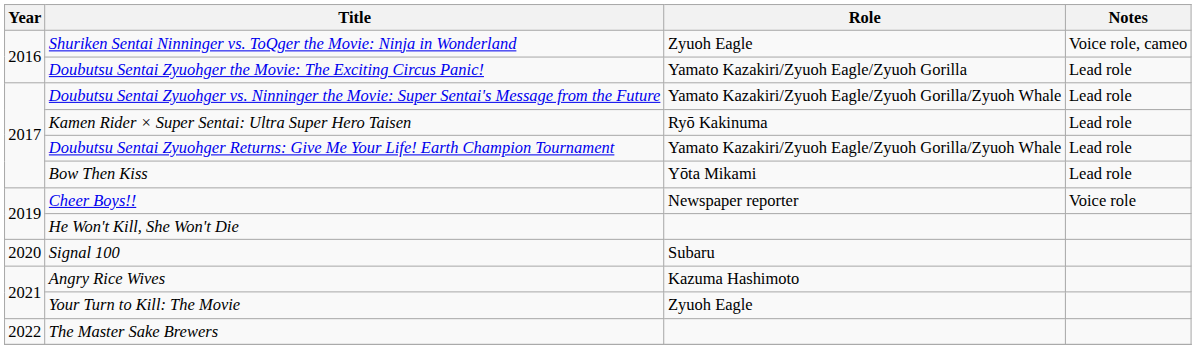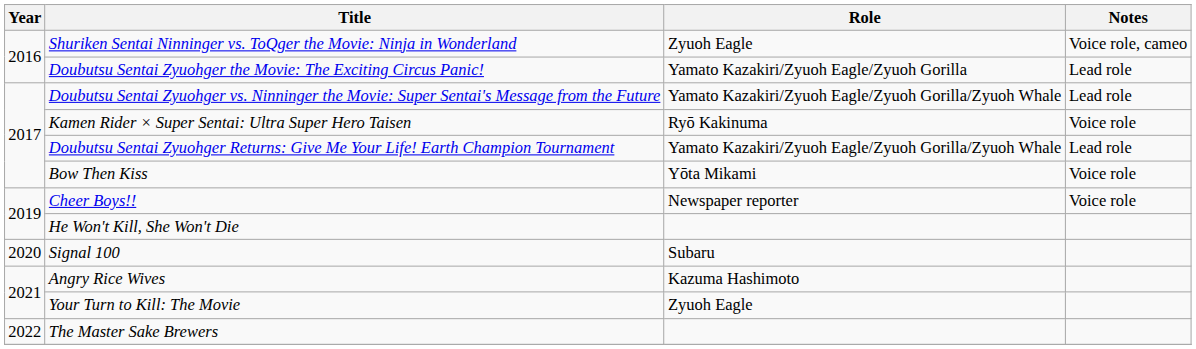(1100, 122) Lead role -> (1103, 122) Voice role
(1100, 174) Lead role -> (1103, 174) Voice role
